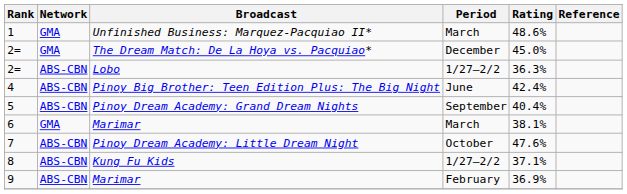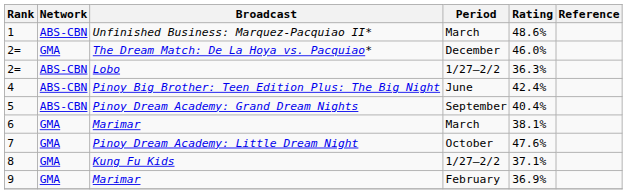(50, 32) GMA -> (64, 32) ABS-CBN
(529, 51) 45.0% -> (529, 51) 46.0%
(64, 143) ABS-CBN -> (50, 143) GMA
(64, 161) ABS-CBN -> (50, 161) GMA
(64, 180) ABS-CBN -> (50, 180) GMA
